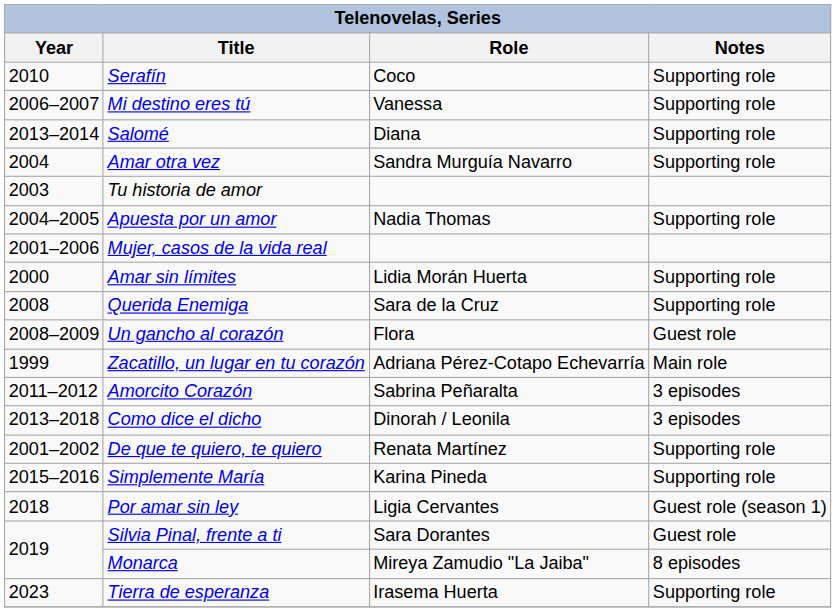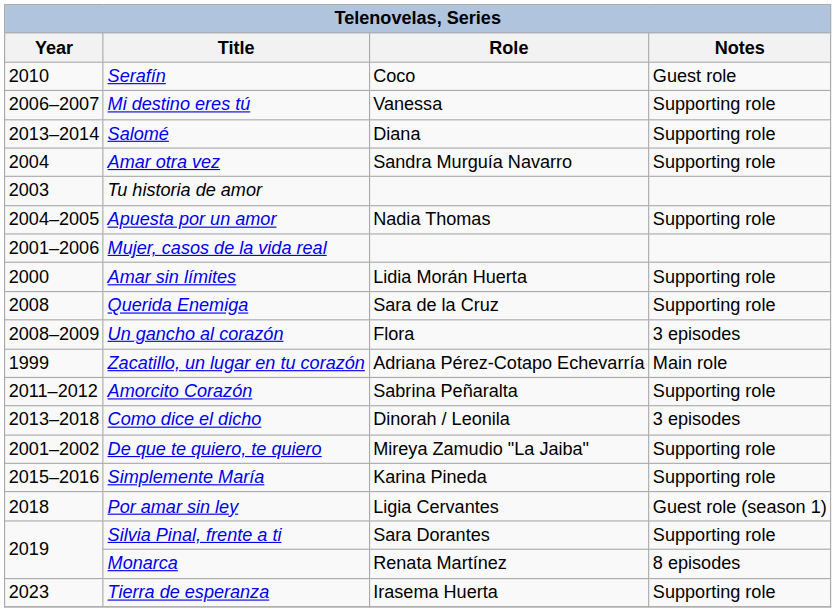(714, 76) Supporting role -> (695, 76) Guest role
(695, 334) Guest role -> (697, 334) 3 episodes
(697, 391) 3 episodes -> (714, 391) Supporting role
(440, 448) Renata Martínez -> (481, 448) Mireya Zamudio "La Jaiba"
(695, 534) Guest role -> (714, 534) Supporting role
(481, 563) Mireya Zamudio "La Jaiba" -> (440, 563) Renata Martínez
